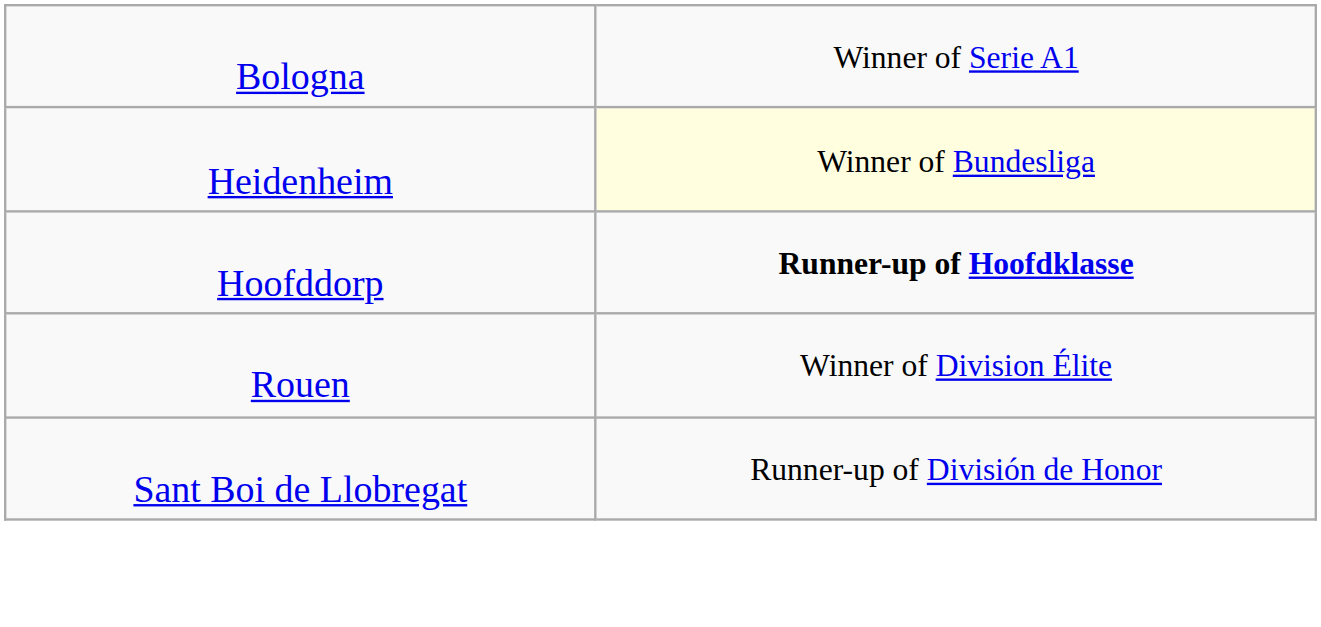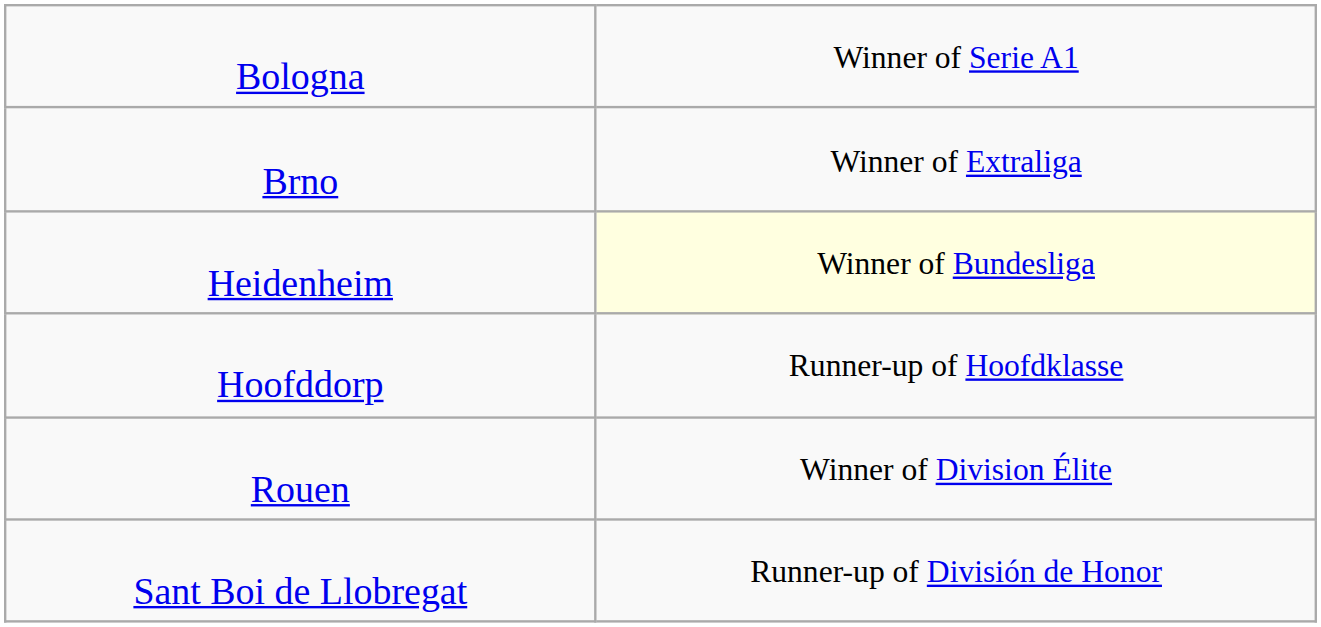+ row: (300, 180)
(956, 261) bold -> (956, 366) normal
